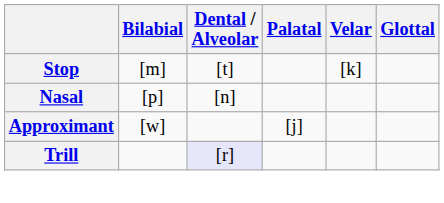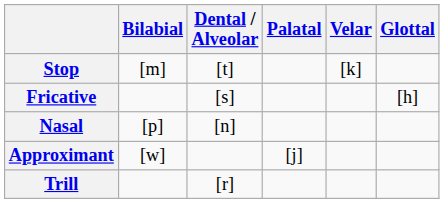+ row: (61, 97)
(225, 155) lavender background -> (225, 184) no background
